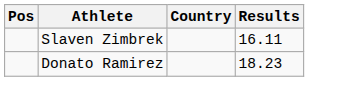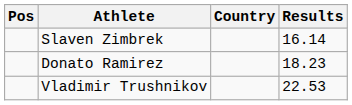(260, 40) 16.11 -> (304, 40) 16.14
+ row: (124, 88)
